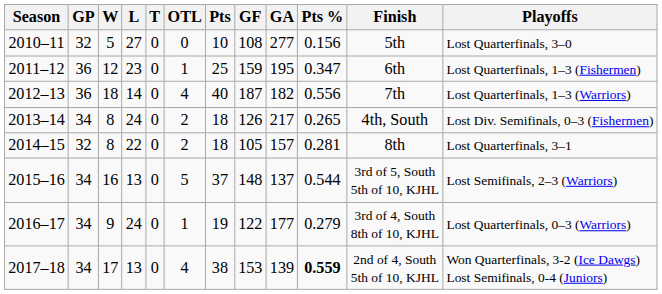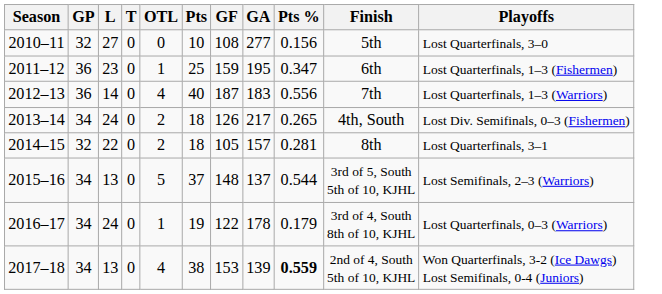- column: (110, 17)
(282, 94) 182 -> (258, 94) 183
(282, 223) 177 -> (258, 223) 178
(322, 223) 0.279 -> (299, 223) 0.179
